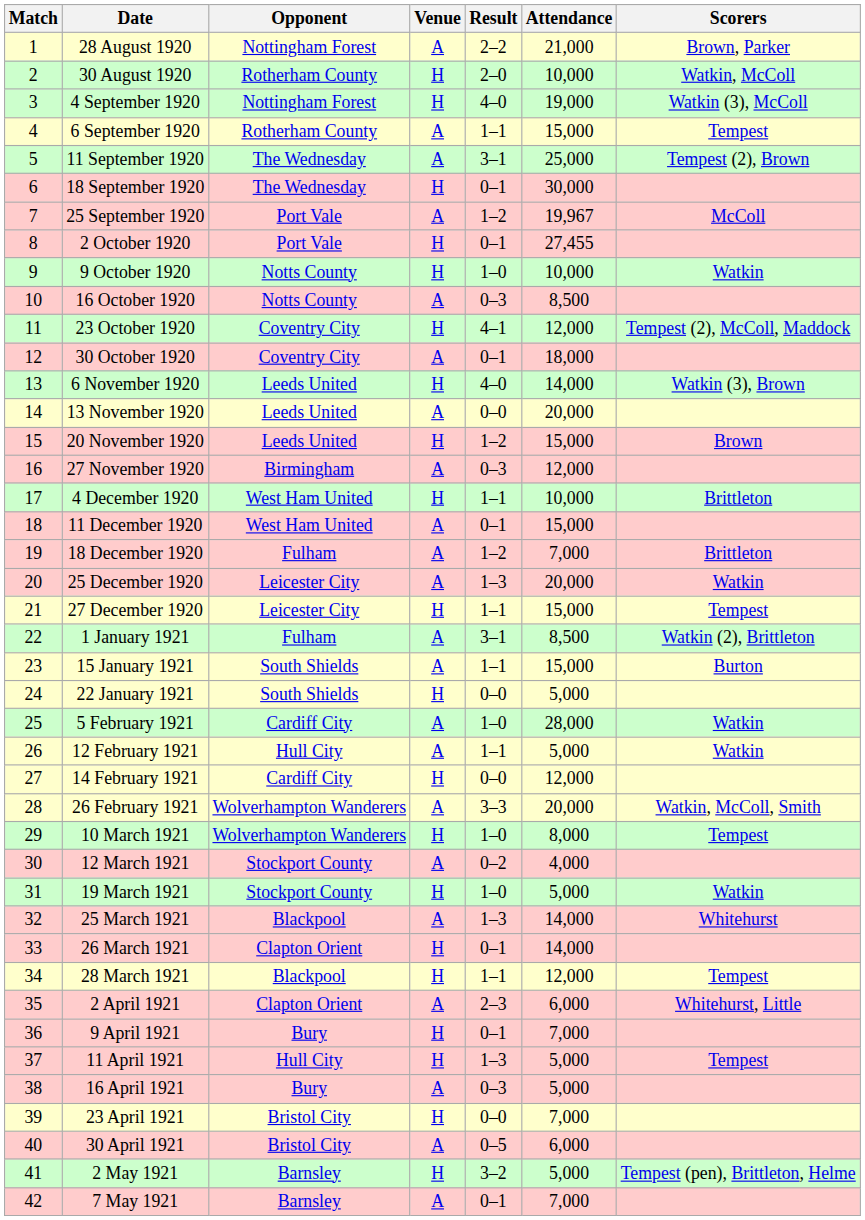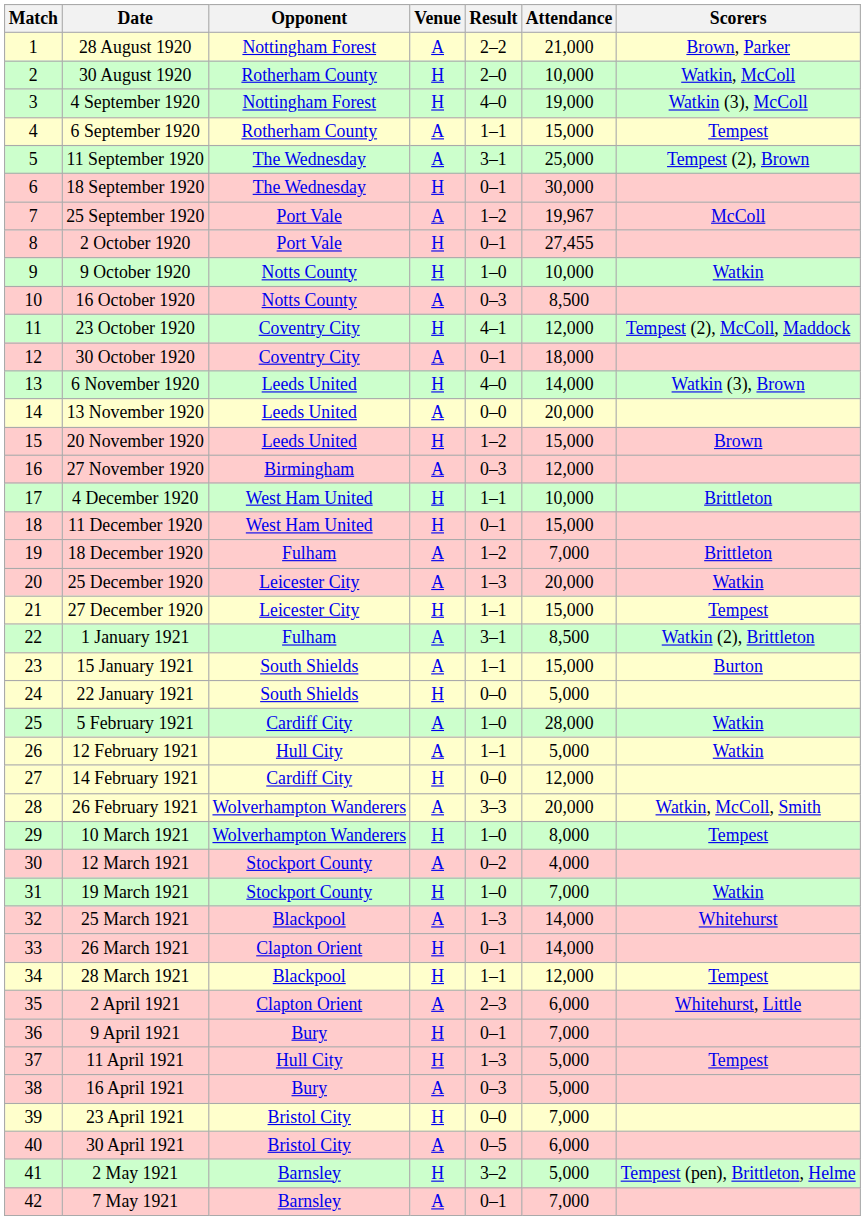(438, 525) A -> (438, 525) H
(569, 891) 5,000 -> (569, 891) 7,000
